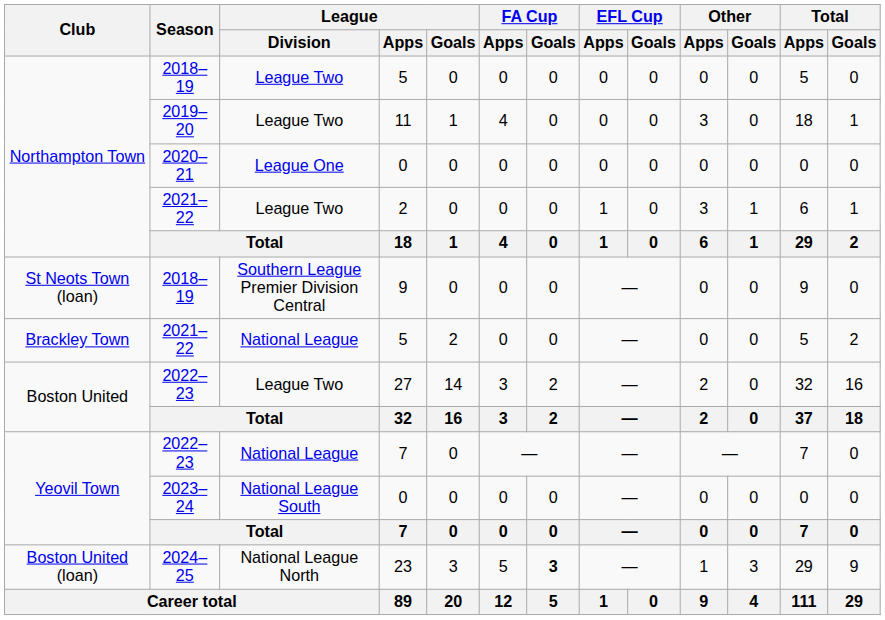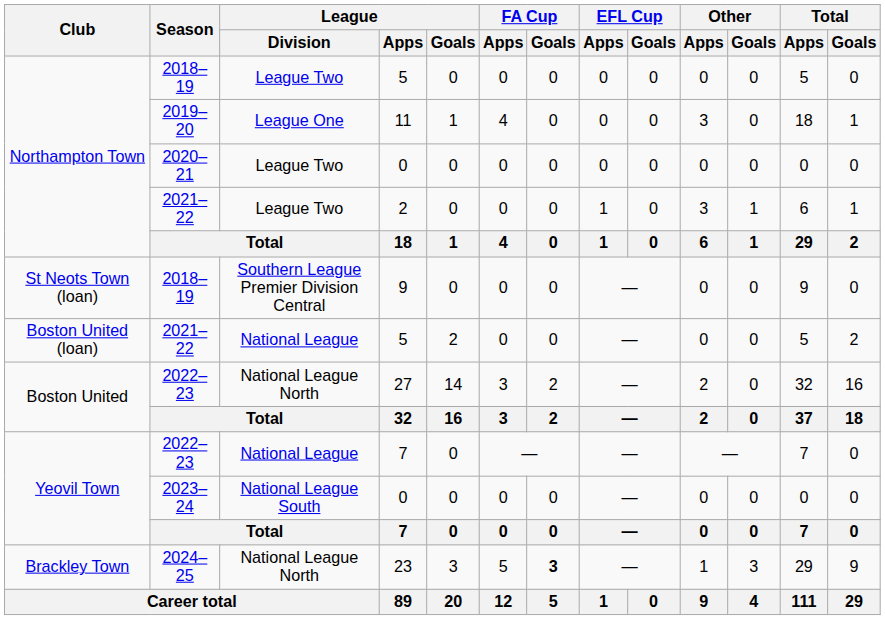(299, 121) League Two -> (299, 121) League One
(299, 165) League One -> (299, 165) League Two
(77, 340) Brackley Town -> (77, 340) Boston United (loan)
(299, 384) League Two -> (299, 384) National League North
(77, 567) Boston United (loan) -> (77, 567) Brackley Town
